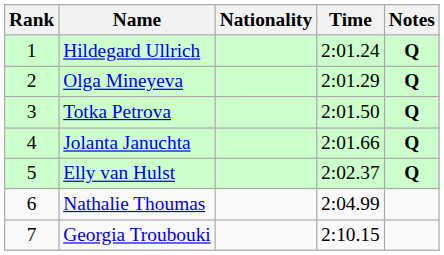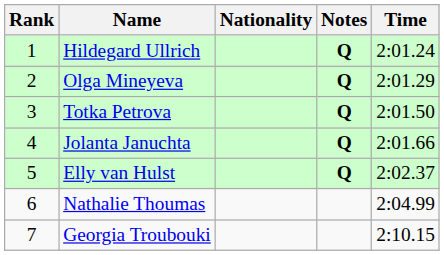columns swapped: (350, 19) <-> (412, 19)
